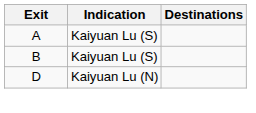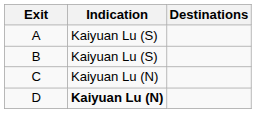+ row: (36, 77)
(115, 77) normal -> (117, 98) bold
